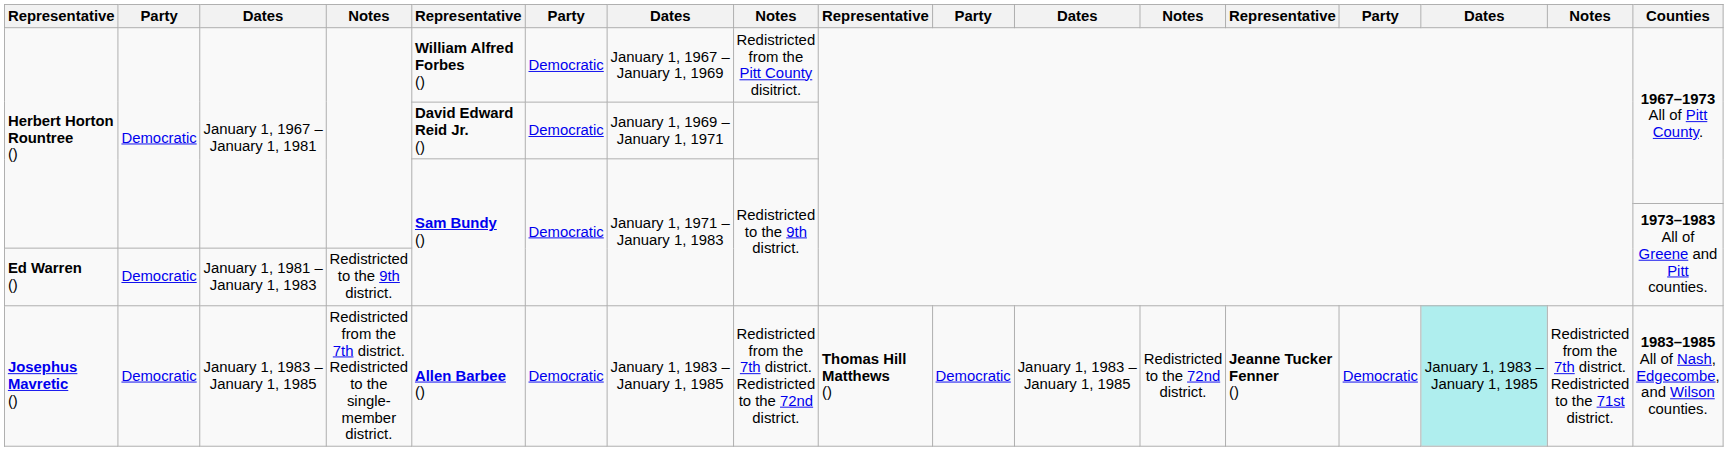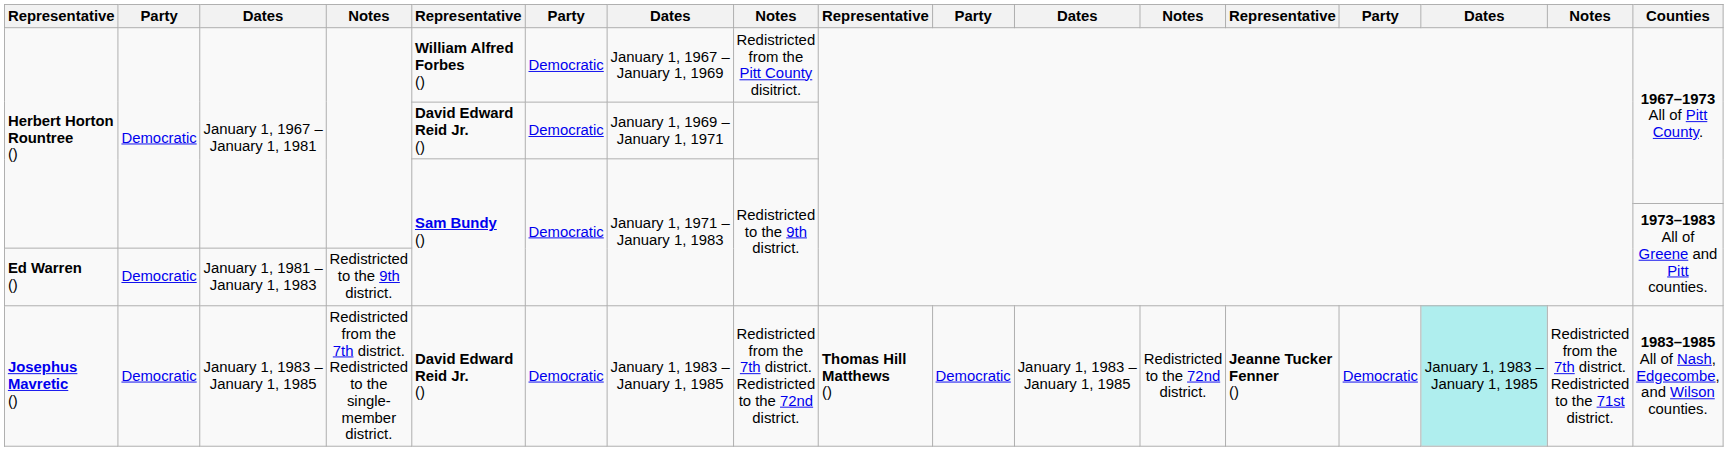(460, 384) Allen Barbee () -> (464, 375) David Edward Reid Jr. ()
